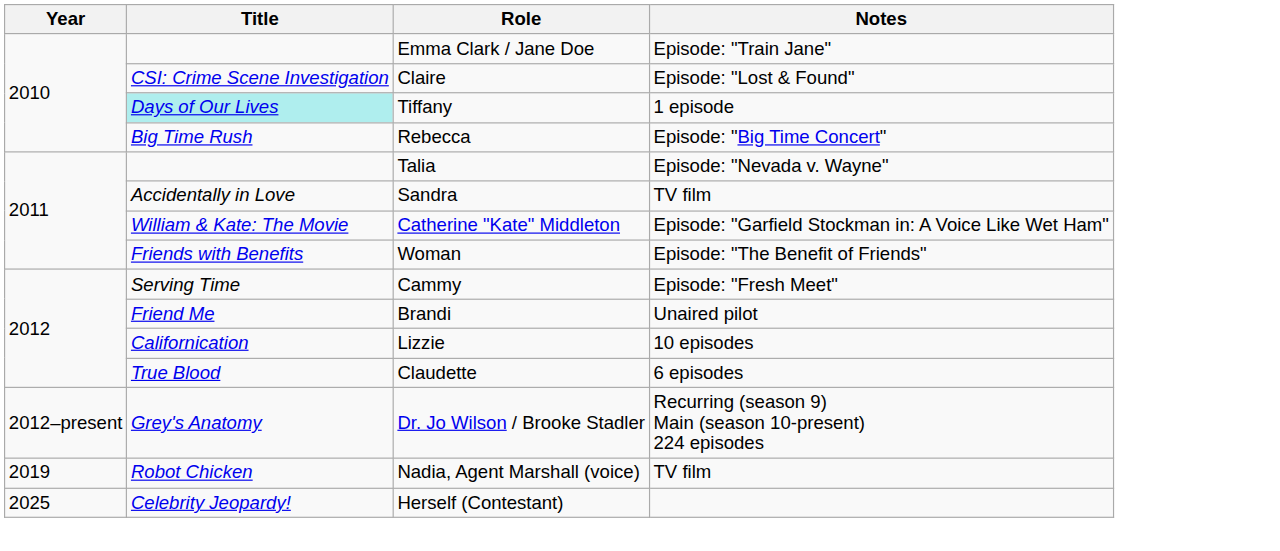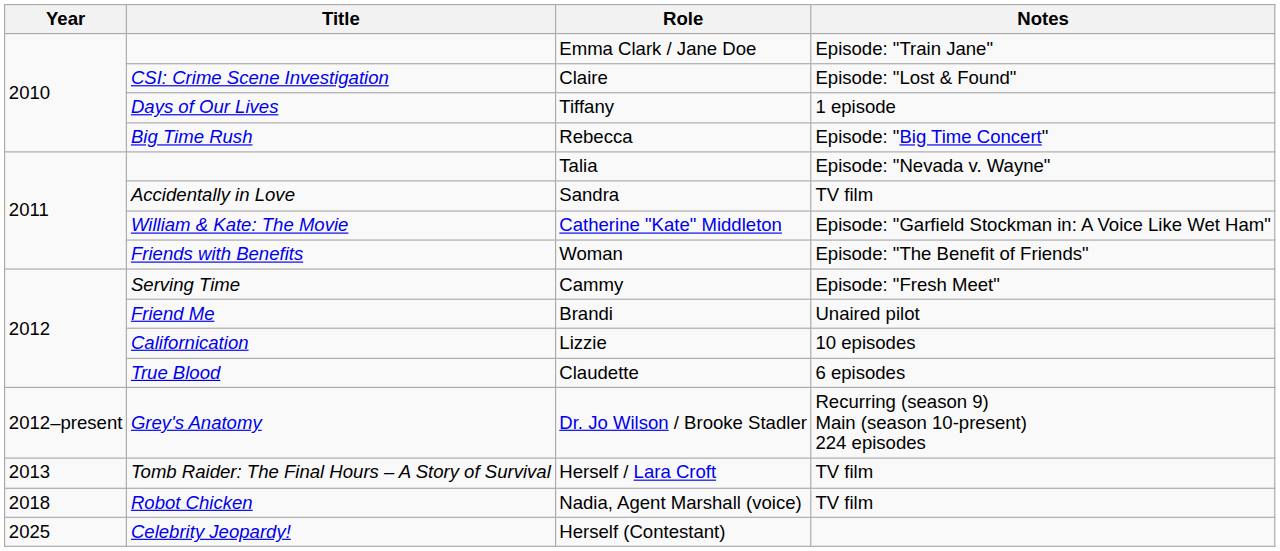(205, 107) paleturquoise background -> (205, 107) no background
+ row: (638, 473)
(30, 473) 2019 -> (30, 502) 2018
